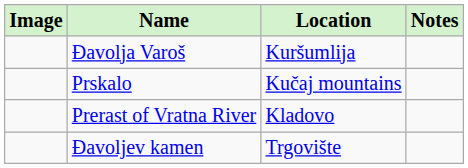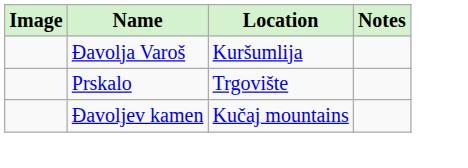(334, 83) Kučaj mountains -> (250, 83) Trgovište
- row: (164, 115)
(303, 147) Trgovište -> (281, 115) Kučaj mountains
